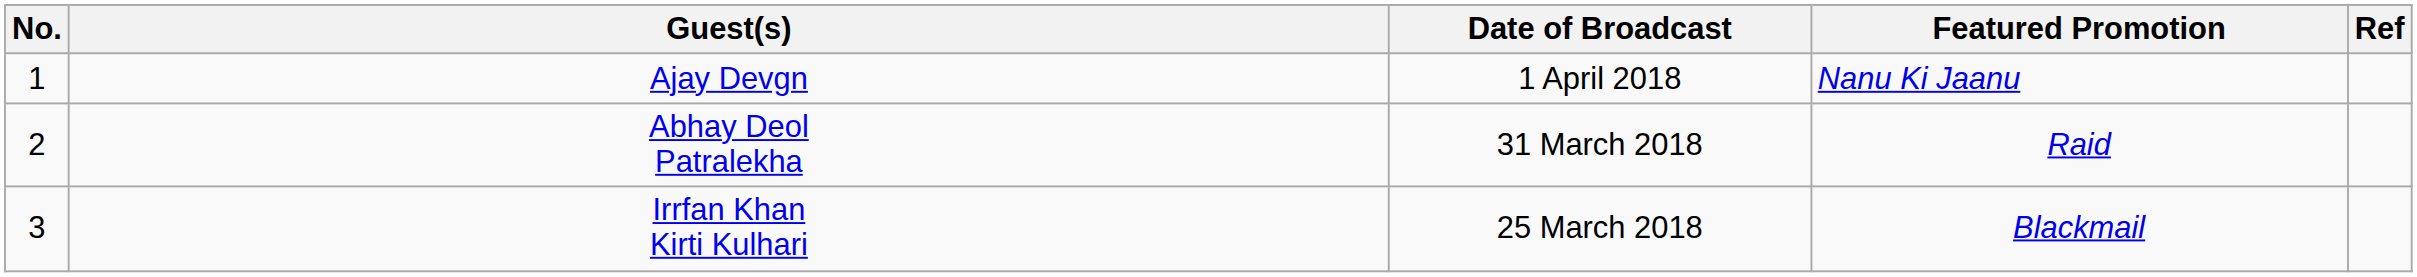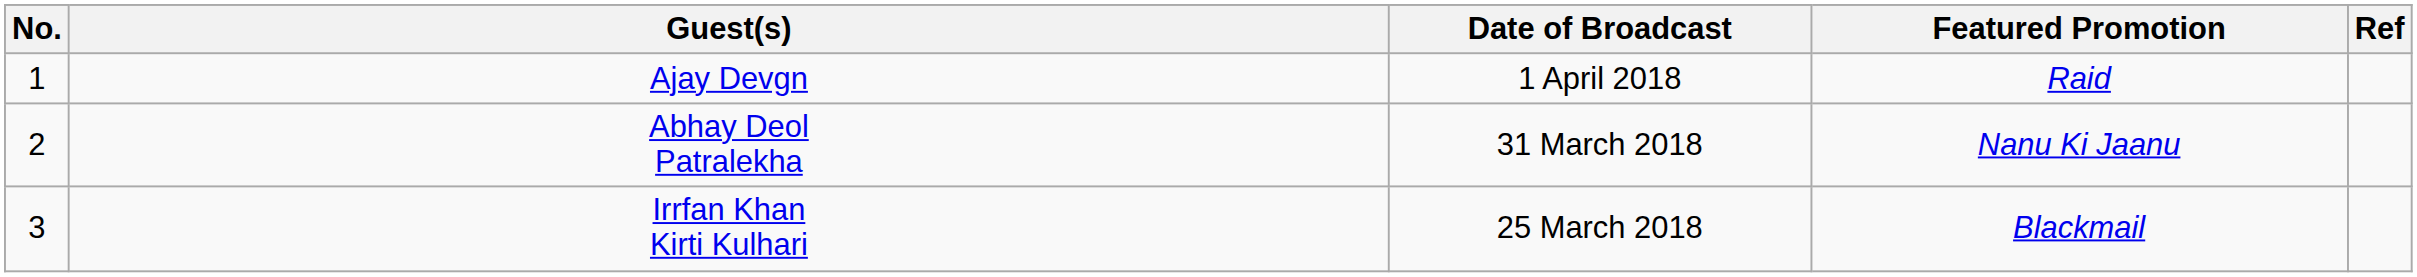(1919, 77) Nanu Ki Jaanu -> (2079, 77) Raid
(2079, 144) Raid -> (2079, 144) Nanu Ki Jaanu
